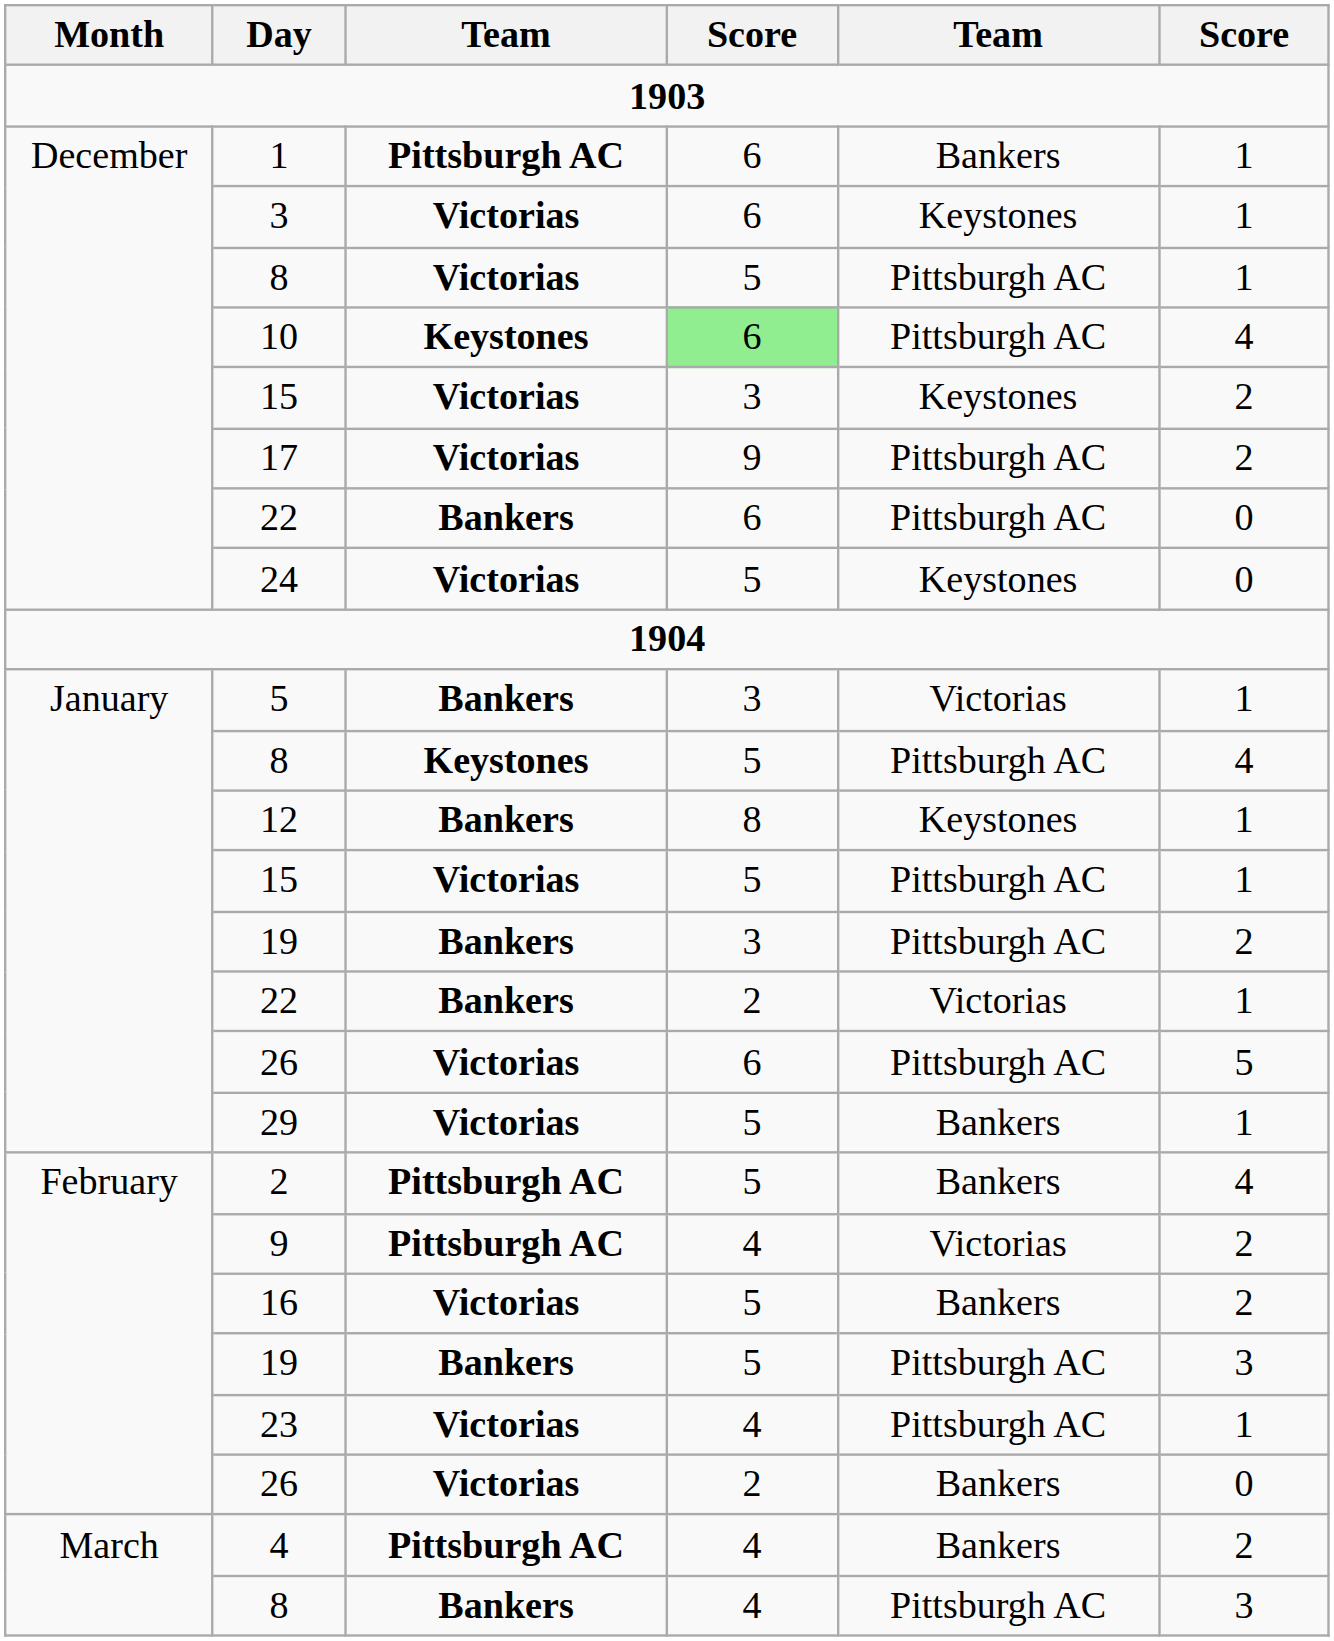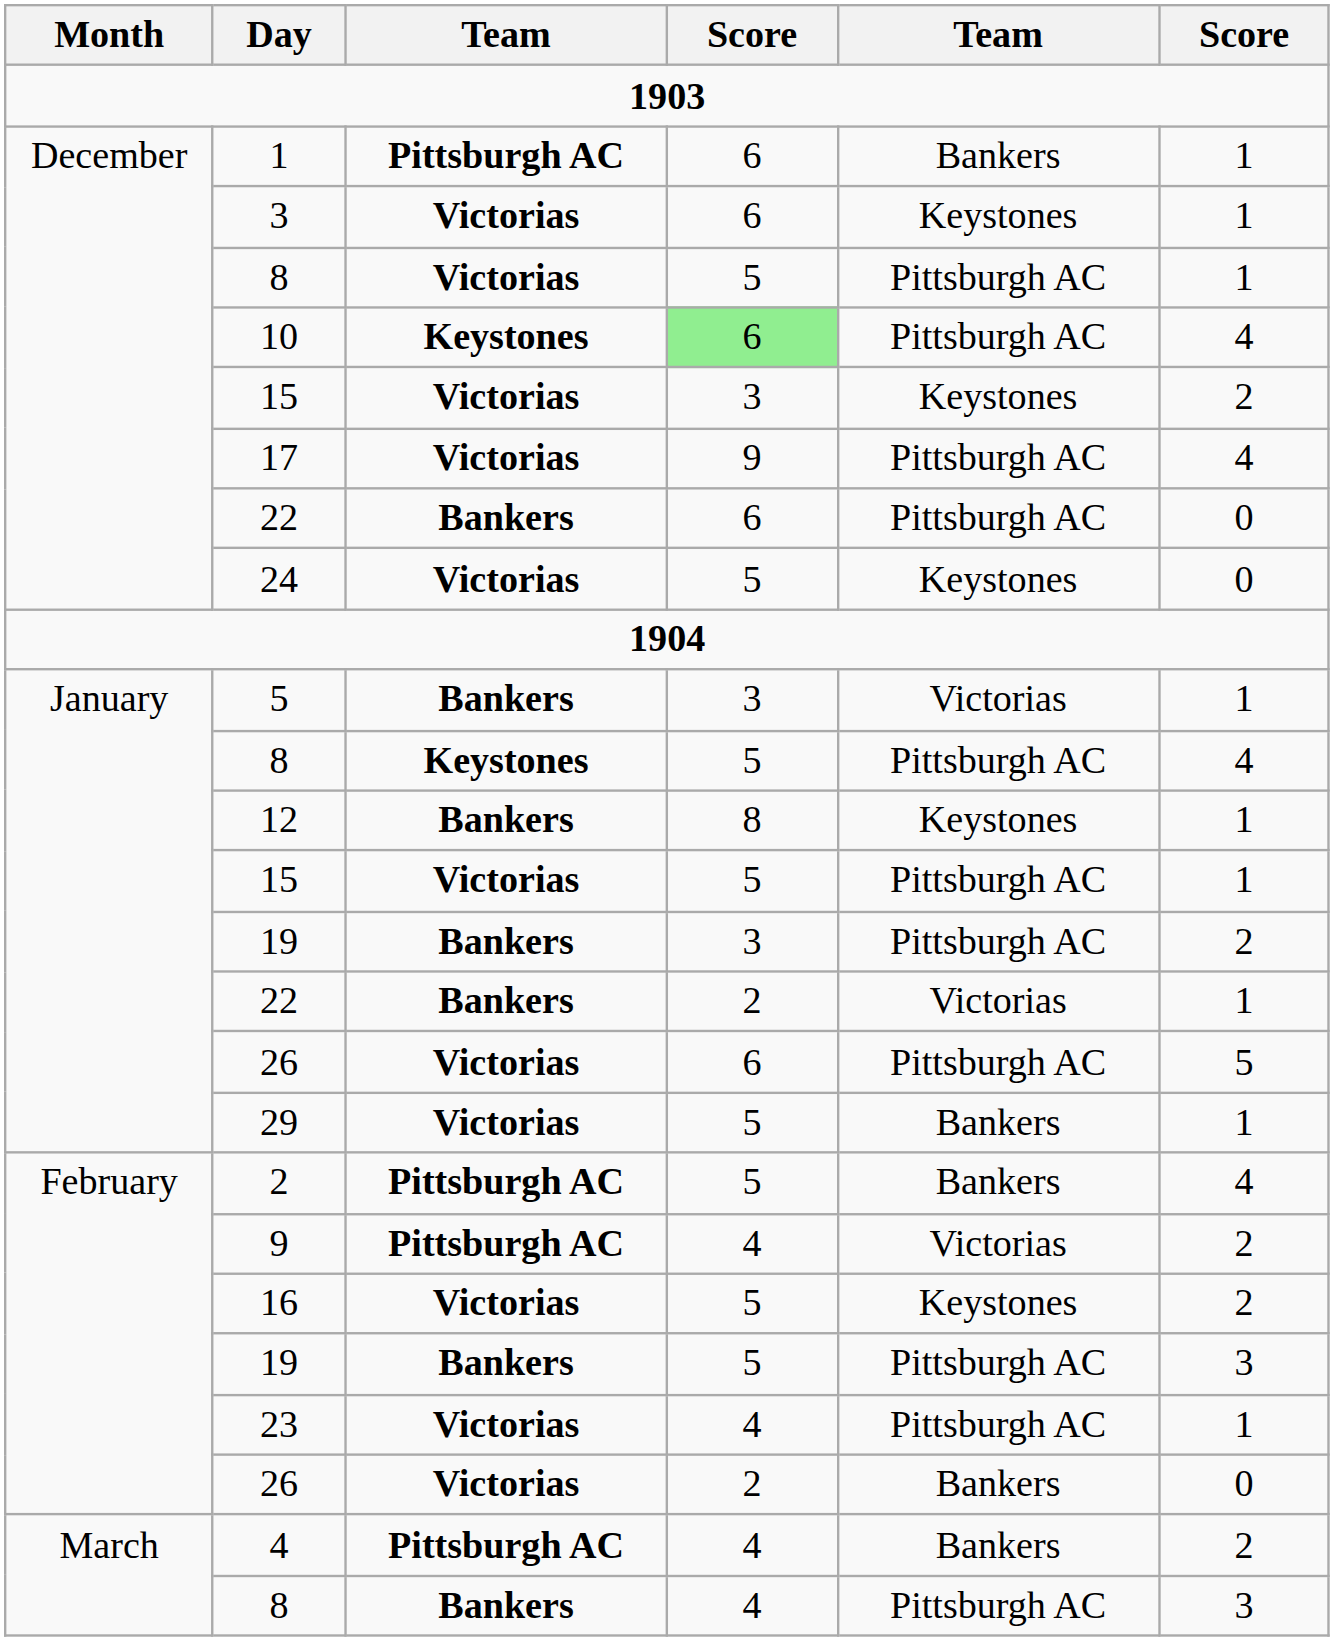(1244, 457) 2 -> (1244, 457) 4
(998, 1302) Bankers -> (998, 1302) Keystones
